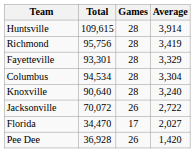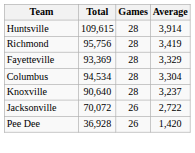(97, 60) 93,301 -> (97, 60) 93,369
(170, 92) 3,240 -> (170, 92) 3,237
- row: (21, 124)
